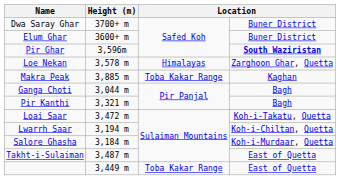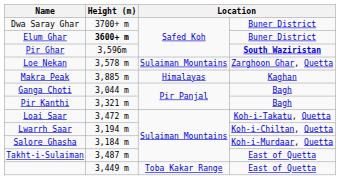(112, 37) normal -> (112, 37) bold
(184, 63) Himalayas -> (184, 63) Sulaiman Mountains
(184, 77) Toba Kakar Range -> (184, 77) Himalayas
